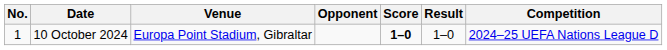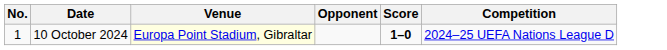- column: (444, 14)
(223, 34) no background -> (223, 34) lightyellow background
